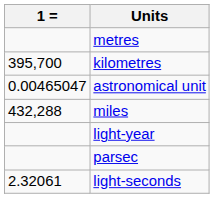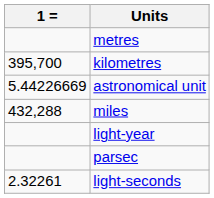(47, 87) 0.00465047 -> (47, 87) 5.44226669
(35, 181) 2.32061 -> (35, 181) 2.32261
